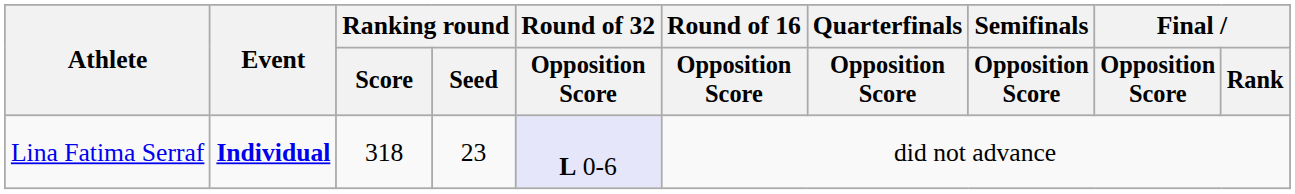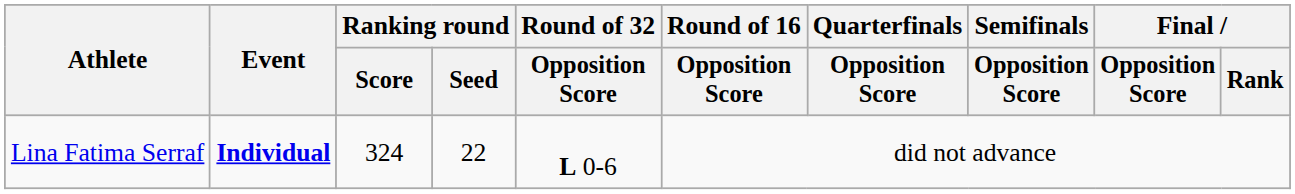(384, 151) 318 -> (384, 151) 324
(474, 151) 23 -> (474, 151) 22
(588, 167) lavender background -> (588, 167) no background
